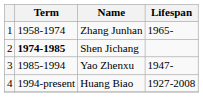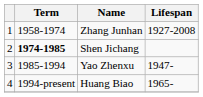(160, 30) 1965- -> (171, 30) 1927-2008
(171, 83) 1927-2008 -> (160, 83) 1965-
